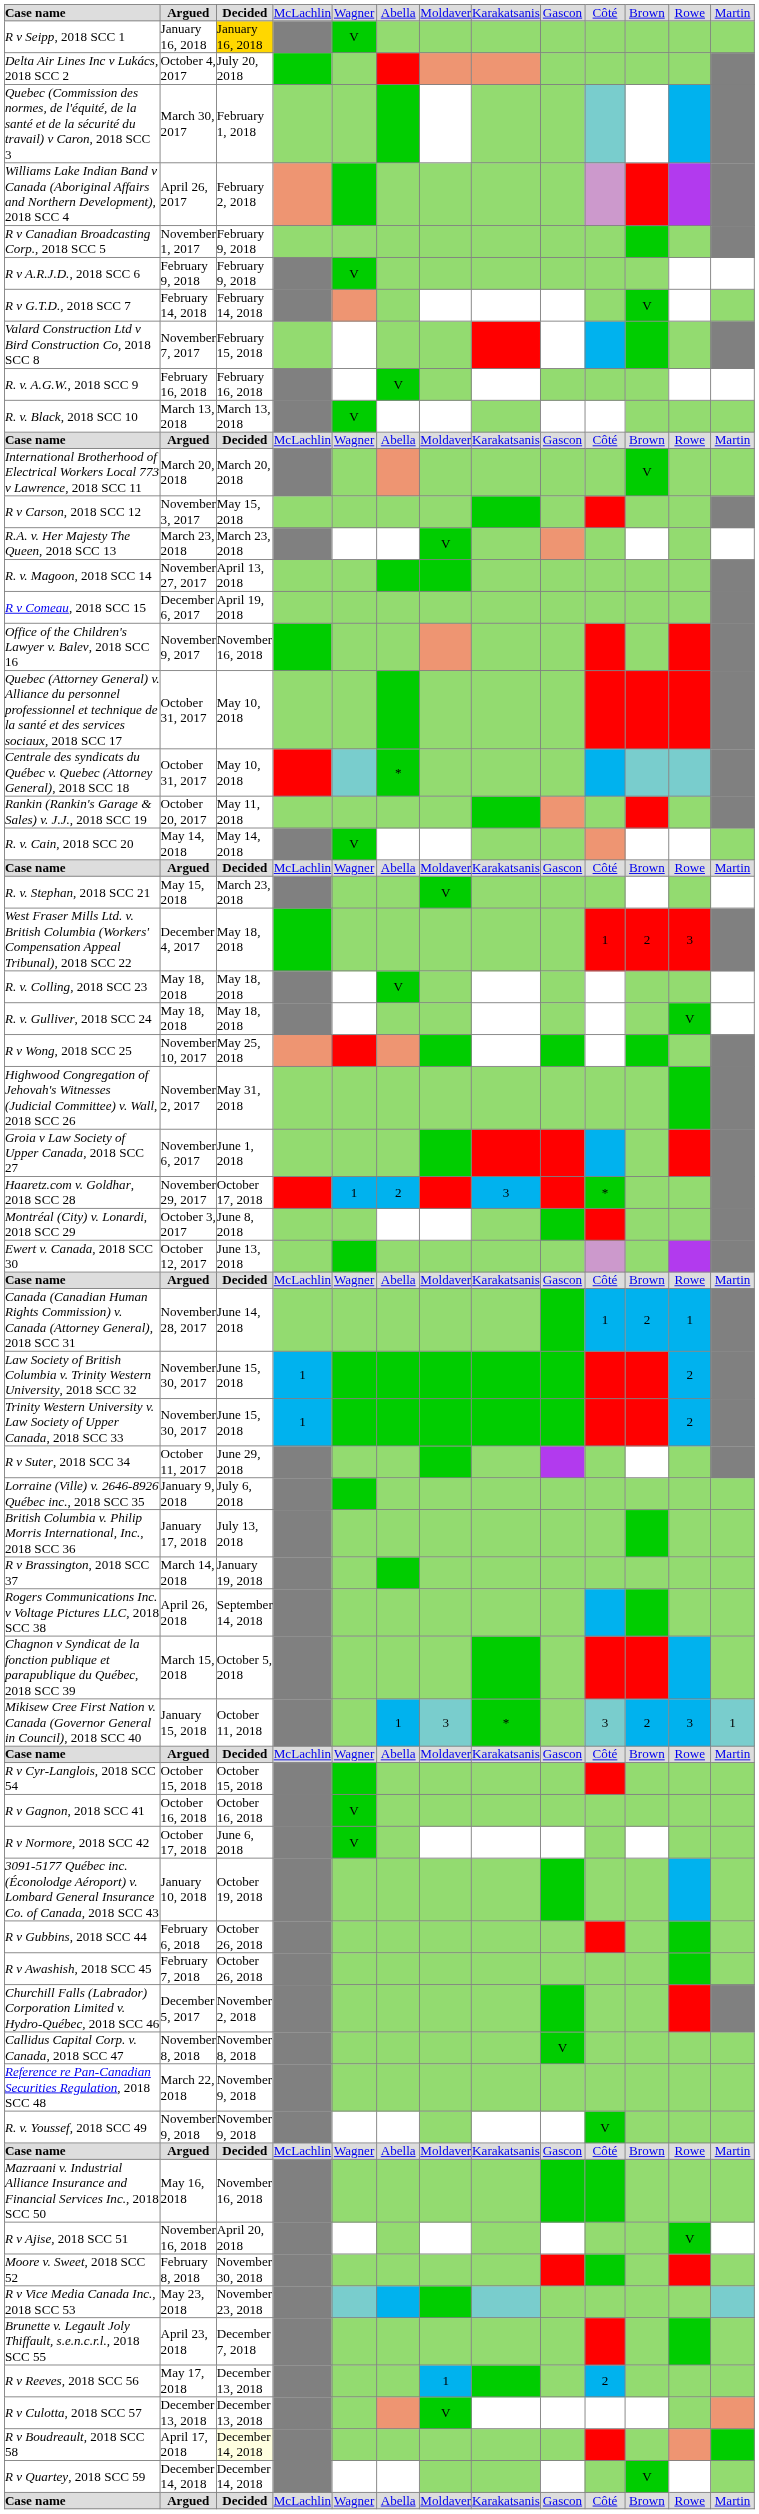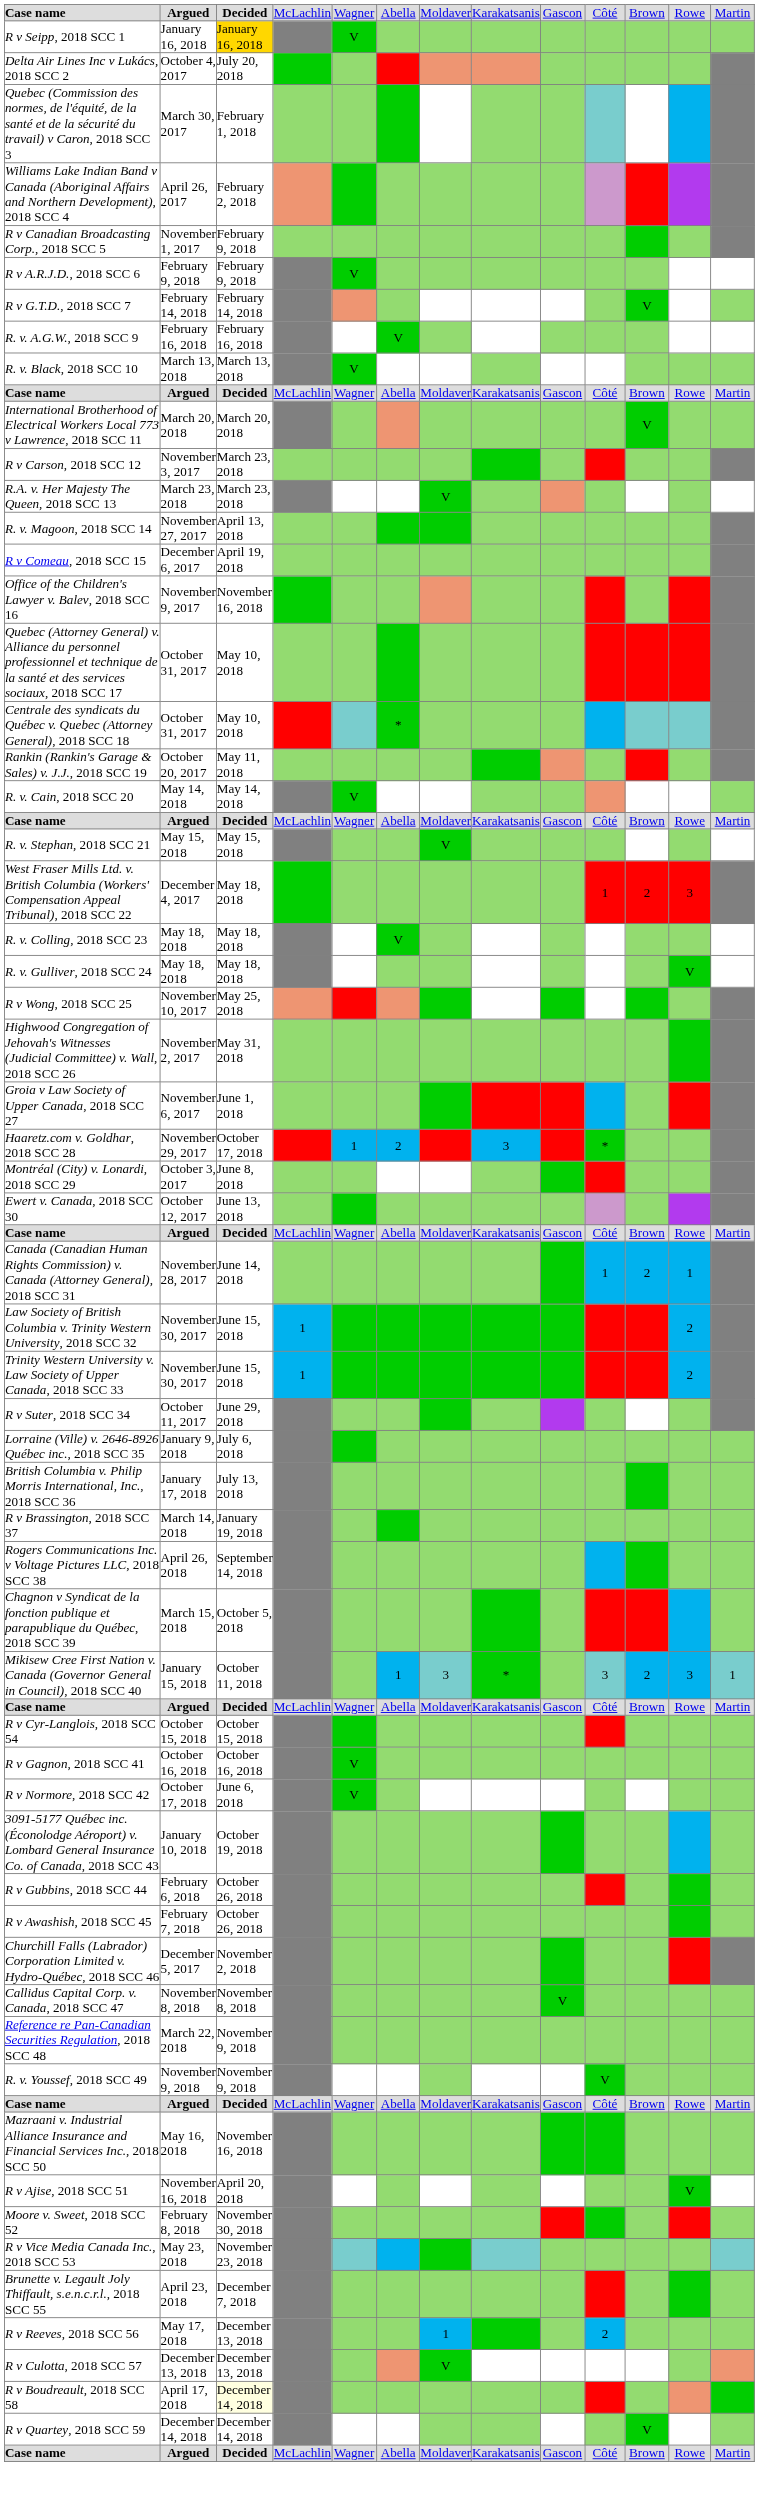- row: (78, 344)
(239, 511) May 15, 2018 -> (244, 464) March 23, 2018
(244, 892) March 23, 2018 -> (239, 844) May 15, 2018
